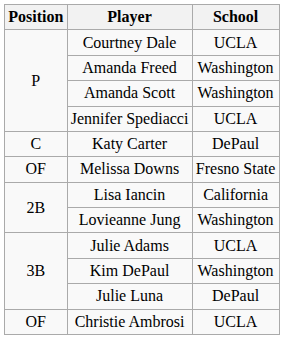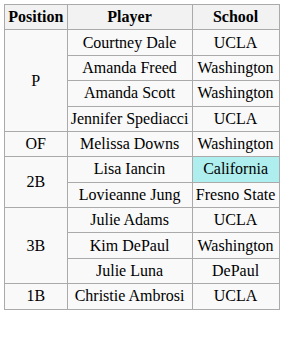- row: (130, 144)
(236, 169) Fresno State -> (236, 144) Washington
(236, 194) no background -> (236, 169) paleturquoise background
(236, 220) Washington -> (236, 194) Fresno State
(36, 321) OF -> (36, 296) 1B
